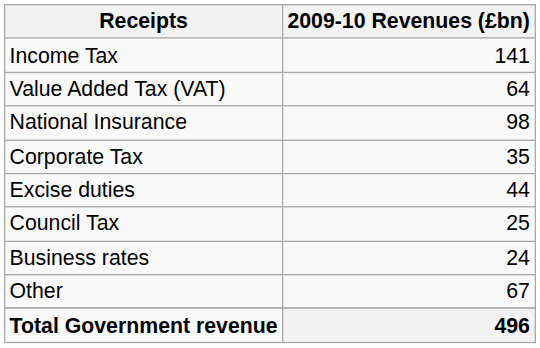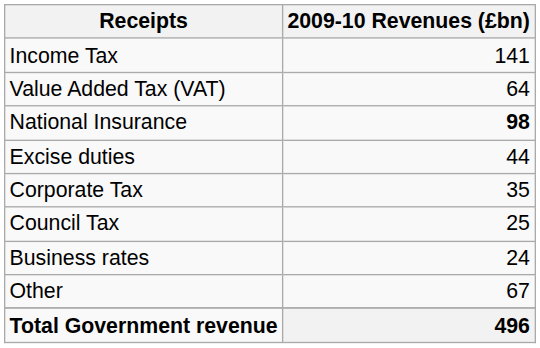(518, 122) normal -> (518, 122) bold
rows swapped: (72, 190) <-> (76, 156)
